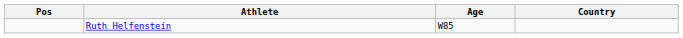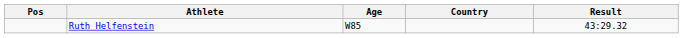+ column: (606, 12)
